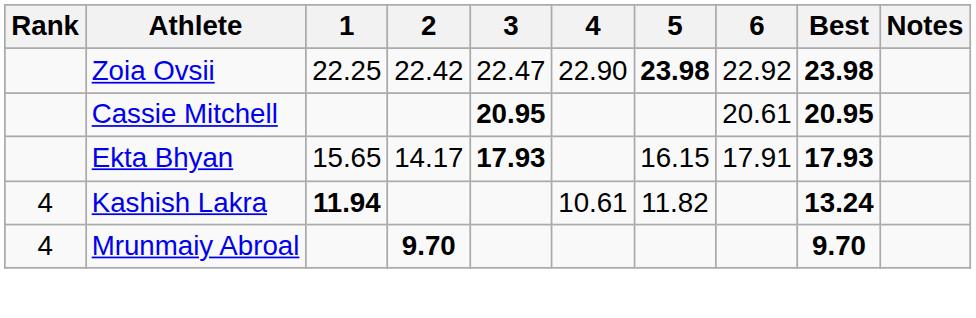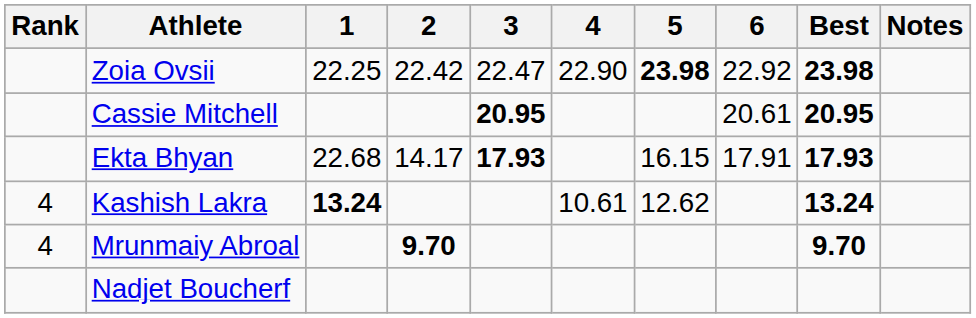(347, 158) 15.65 -> (347, 158) 22.68
(347, 202) 11.94 -> (347, 202) 13.24
(675, 202) 11.82 -> (675, 202) 12.62
+ row: (191, 289)
